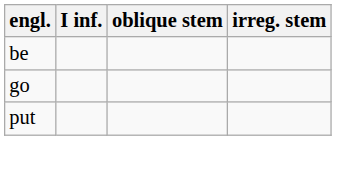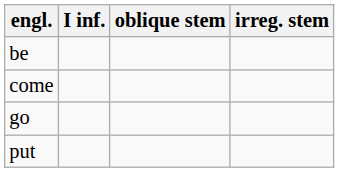+ row: (32, 85)
